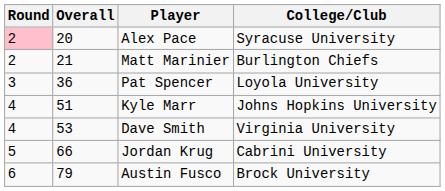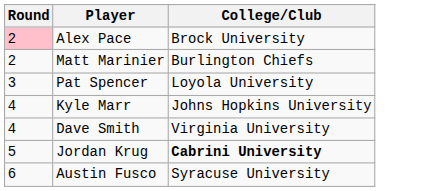- column: (85, 16)
(316, 39) Syracuse University -> (238, 39) Brock University
(312, 152) normal -> (246, 152) bold
(303, 175) Brock University -> (251, 175) Syracuse University
